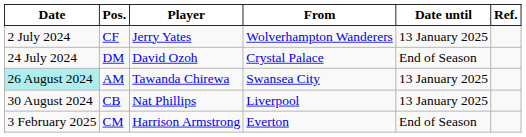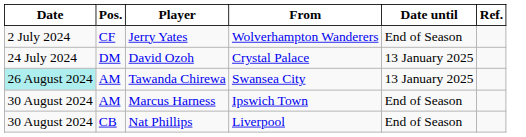(443, 36) 13 January 2025 -> (423, 36) End of Season
(438, 57) End of Season -> (429, 57) 13 January 2025
+ row: (172, 100)
(443, 100) 13 January 2025 -> (423, 121) End of Season
- row: (186, 121)
